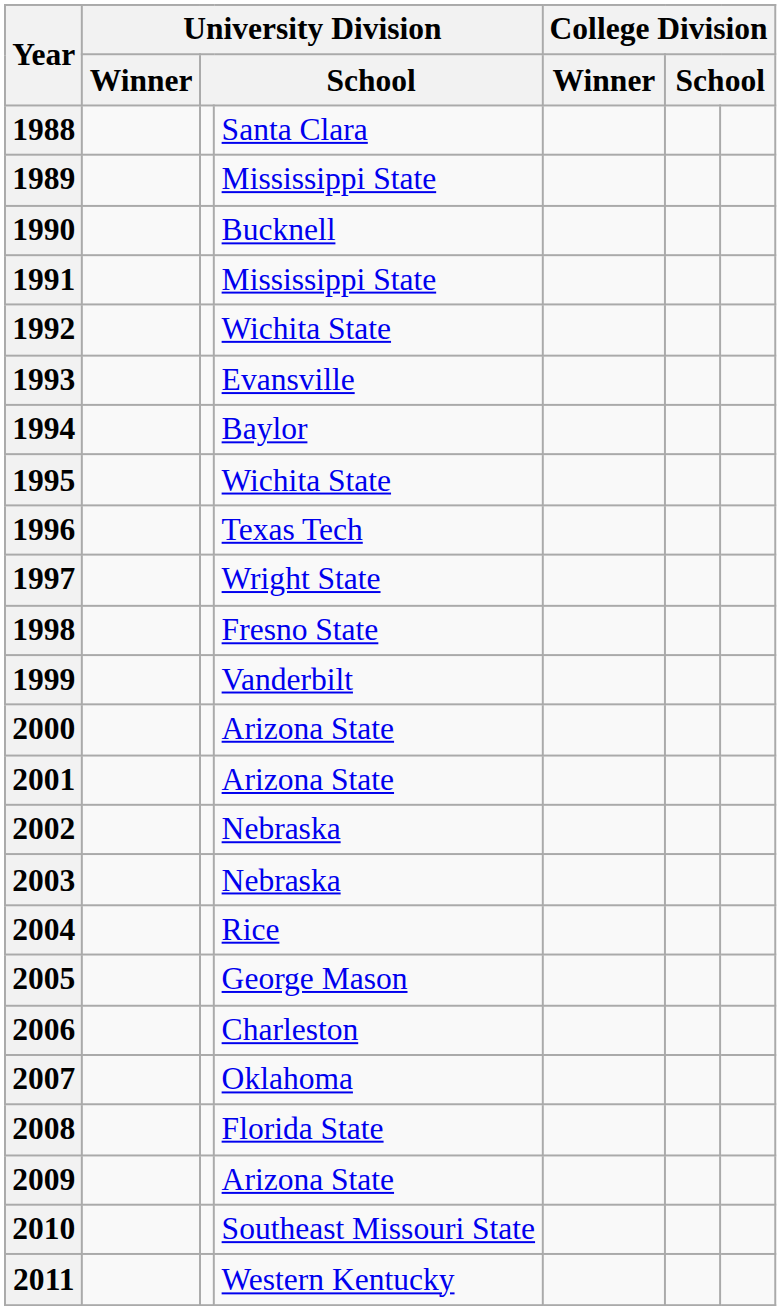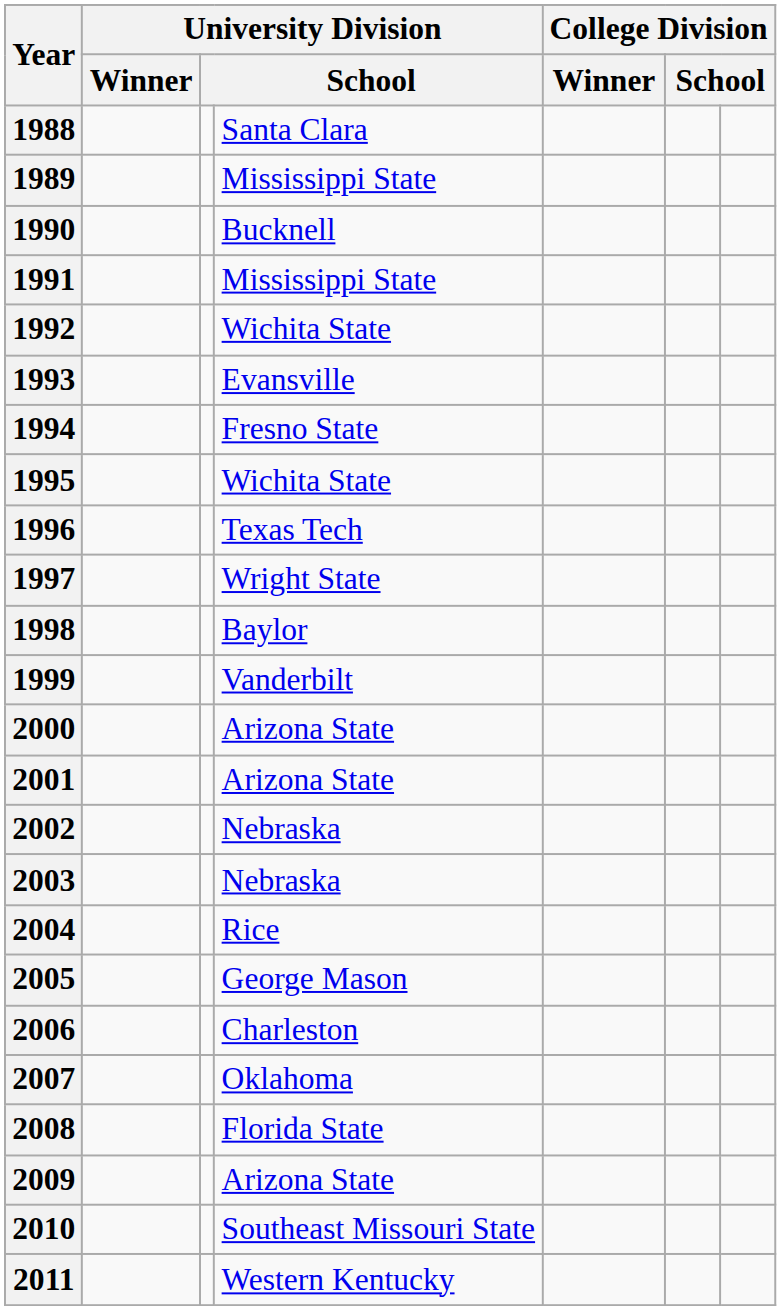(265, 429) Baylor -> (300, 429) Fresno State
(300, 629) Fresno State -> (265, 629) Baylor
